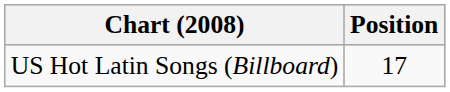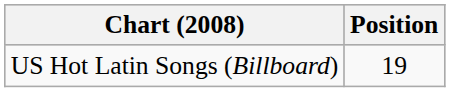(394, 65) 17 -> (394, 65) 19
